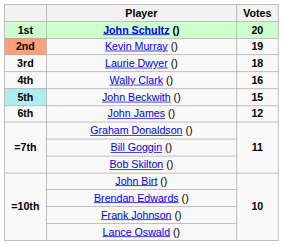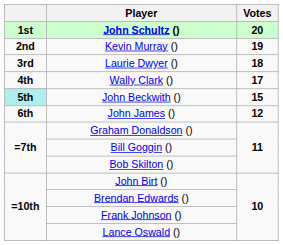(25, 47) lightsalmon background -> (25, 47) no background
(257, 81) 16 -> (257, 81) 17
